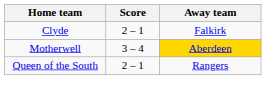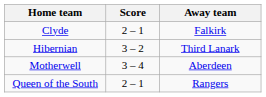+ row: (55, 48)
(210, 48) gold background -> (210, 65) no background
